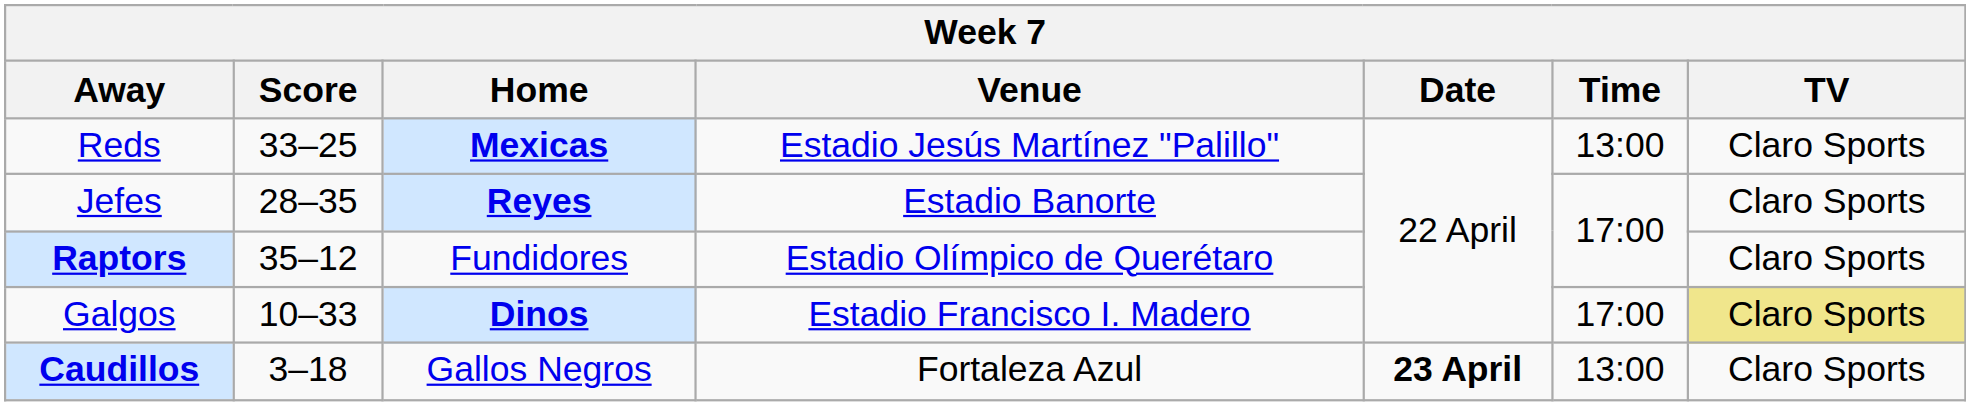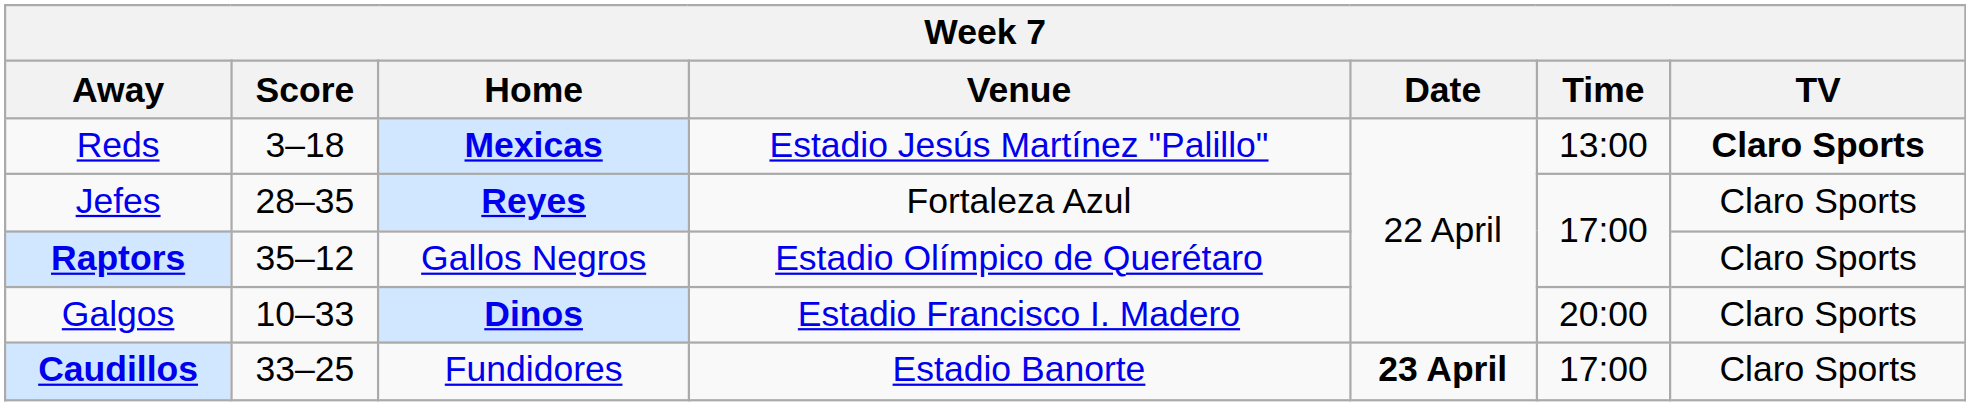(308, 145) 33–25 -> (305, 145) 3–18
(1827, 145) normal -> (1818, 145) bold
(1030, 201) Estadio Banorte -> (1019, 201) Fortaleza Azul
(539, 257) Fundidores -> (534, 257) Gallos Negros
(1620, 314) 17:00 -> (1603, 314) 20:00
(1827, 314) khaki background -> (1818, 314) no background
(308, 370) 3–18 -> (305, 370) 33–25
(539, 370) Gallos Negros -> (534, 370) Fundidores
(1030, 370) Fortaleza Azul -> (1019, 370) Estadio Banorte
(1620, 370) 13:00 -> (1603, 370) 17:00
